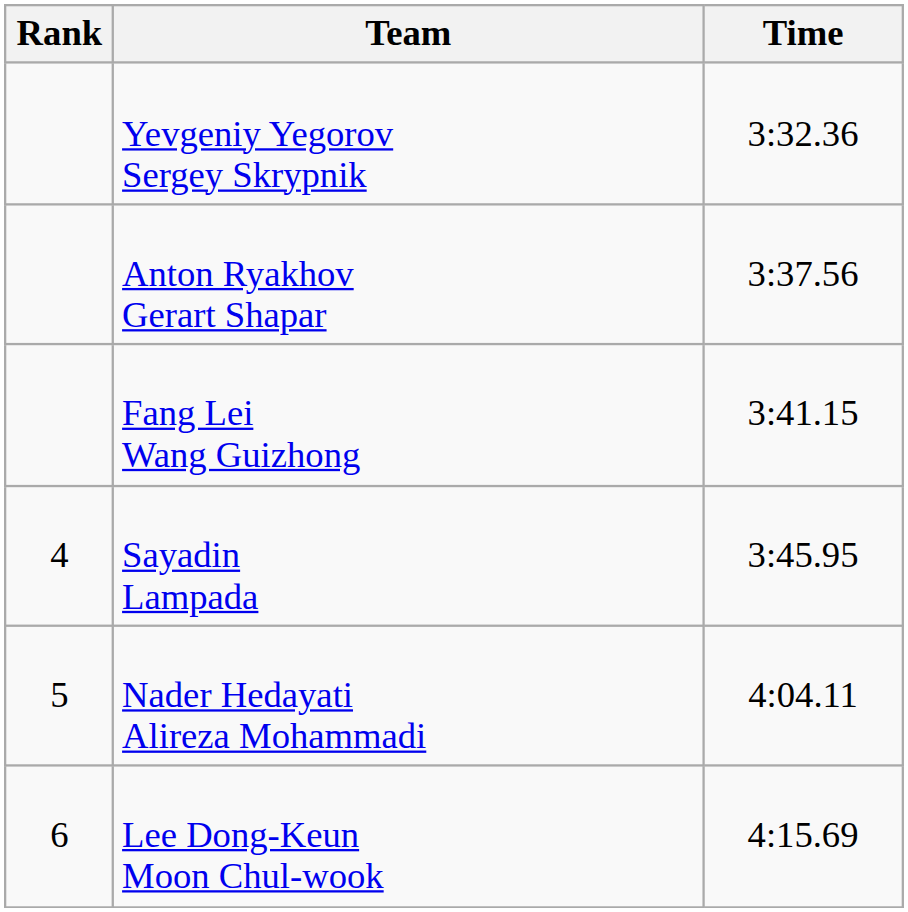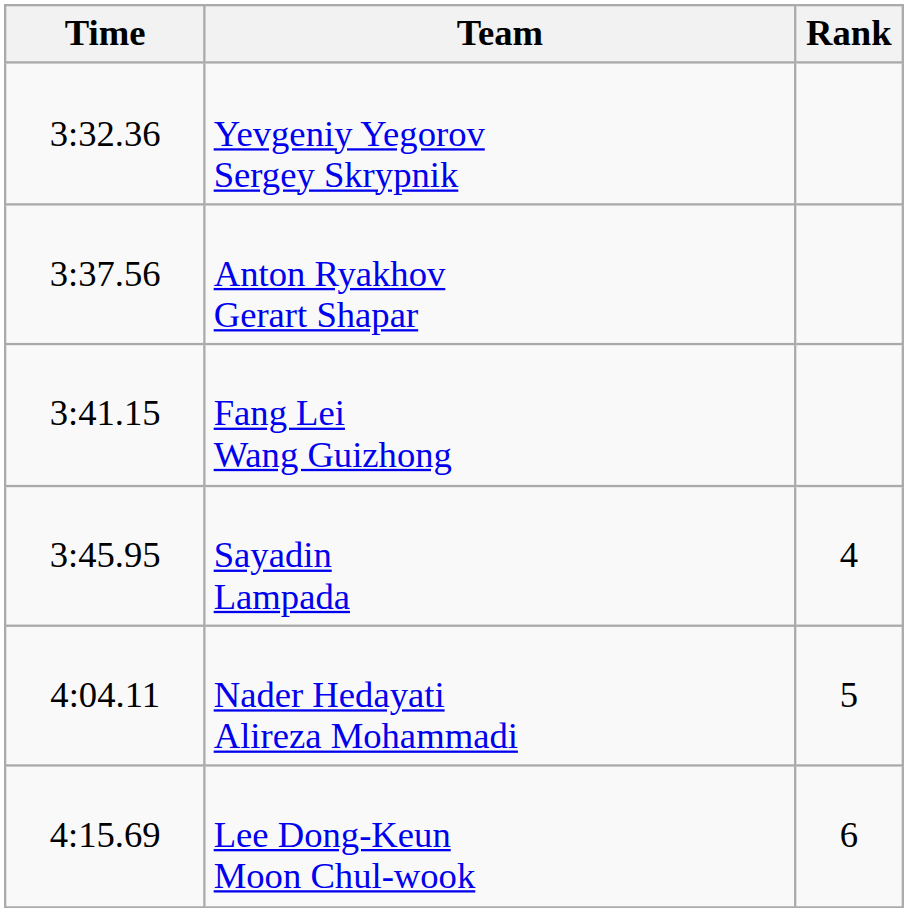columns swapped: (59, 33) <-> (803, 33)
